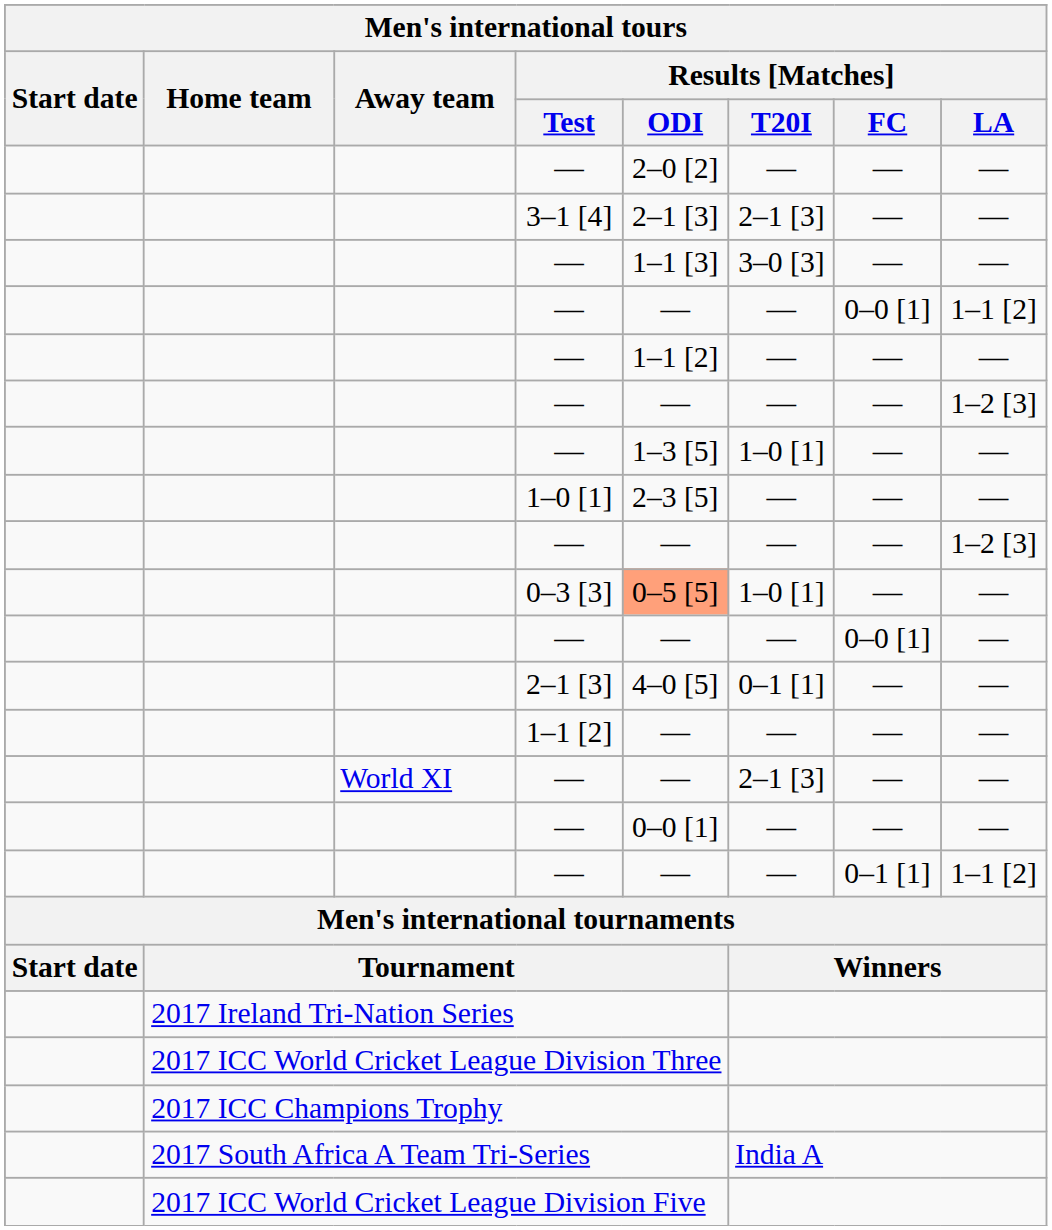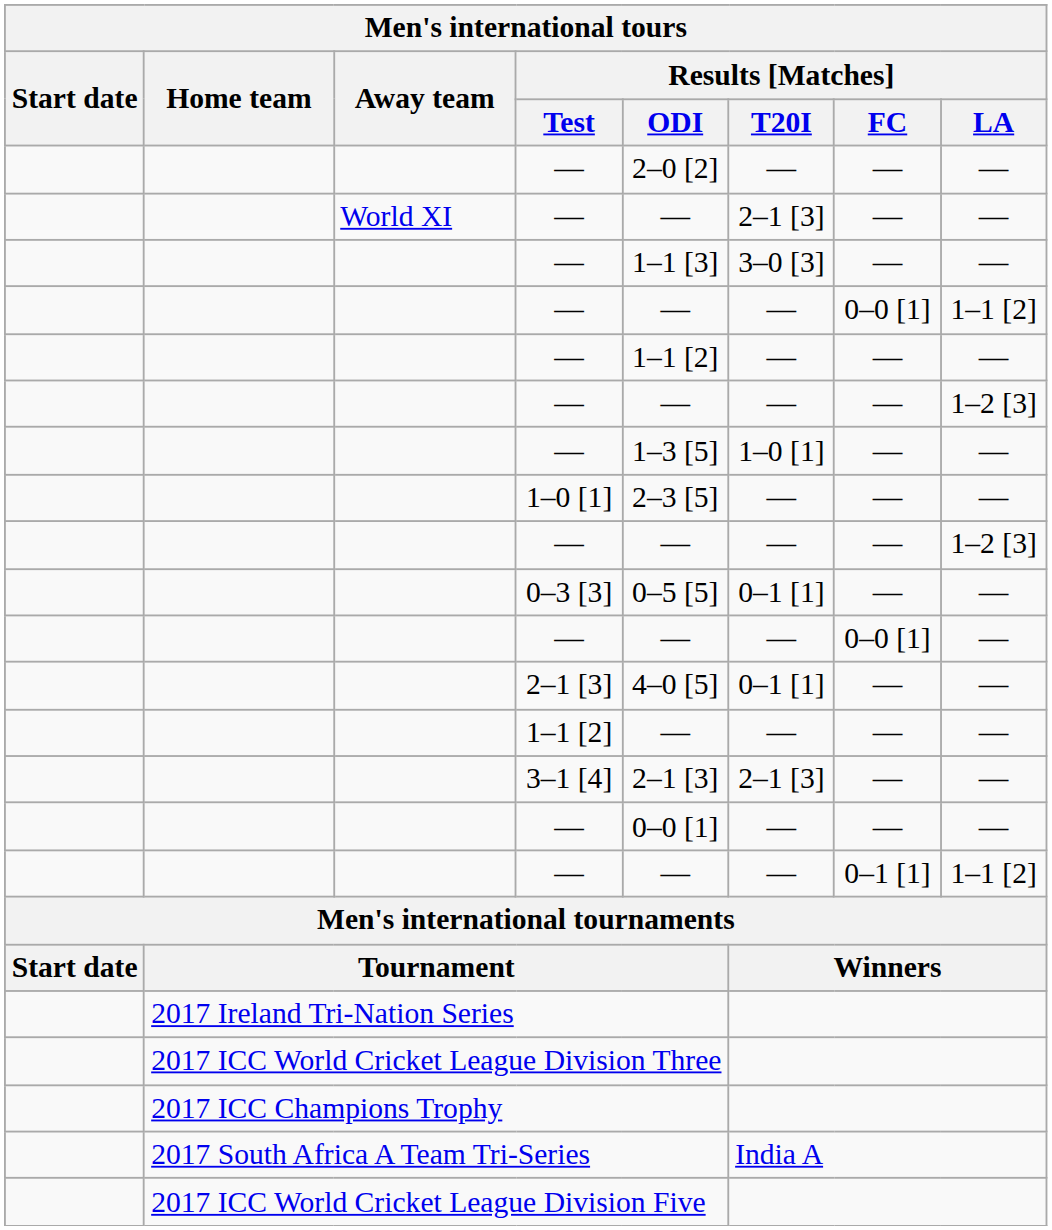rows swapped: (425, 216) <-> (396, 779)
(675, 591) lightsalmon background -> (675, 591) no background
(781, 591) 1–0 [1] -> (781, 591) 0–1 [1]
